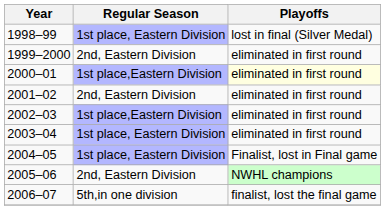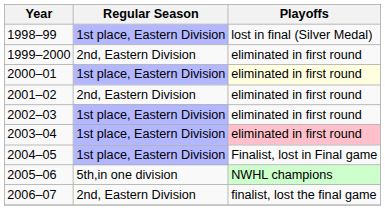(149, 74) 1st place,Eastern Division -> (151, 74) 1st place, Eastern Division
(149, 114) 1st place,Eastern Division -> (151, 114) 1st place, Eastern Division
(297, 134) no background -> (297, 134) pink background
(136, 174) 2nd, Eastern Division -> (127, 174) 5th,in one division
(127, 194) 5th,in one division -> (136, 194) 2nd, Eastern Division
